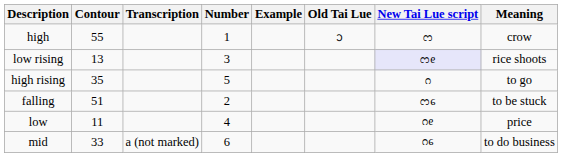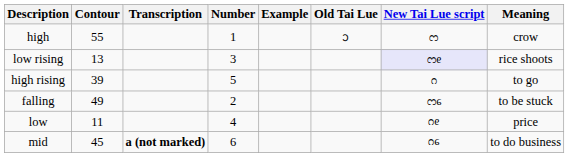(97, 80) 35 -> (97, 80) 39
(97, 100) 51 -> (97, 100) 49
(97, 142) 33 -> (97, 142) 45
(162, 142) normal -> (165, 142) bold
